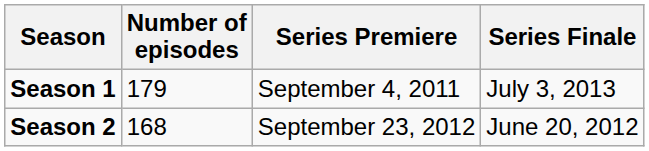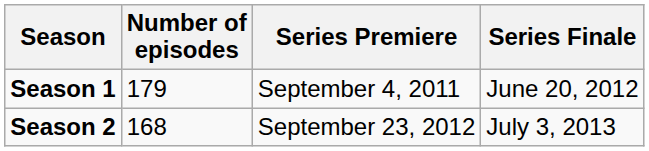(551, 88) July 3, 2013 -> (562, 88) June 20, 2012
(562, 126) June 20, 2012 -> (551, 126) July 3, 2013
